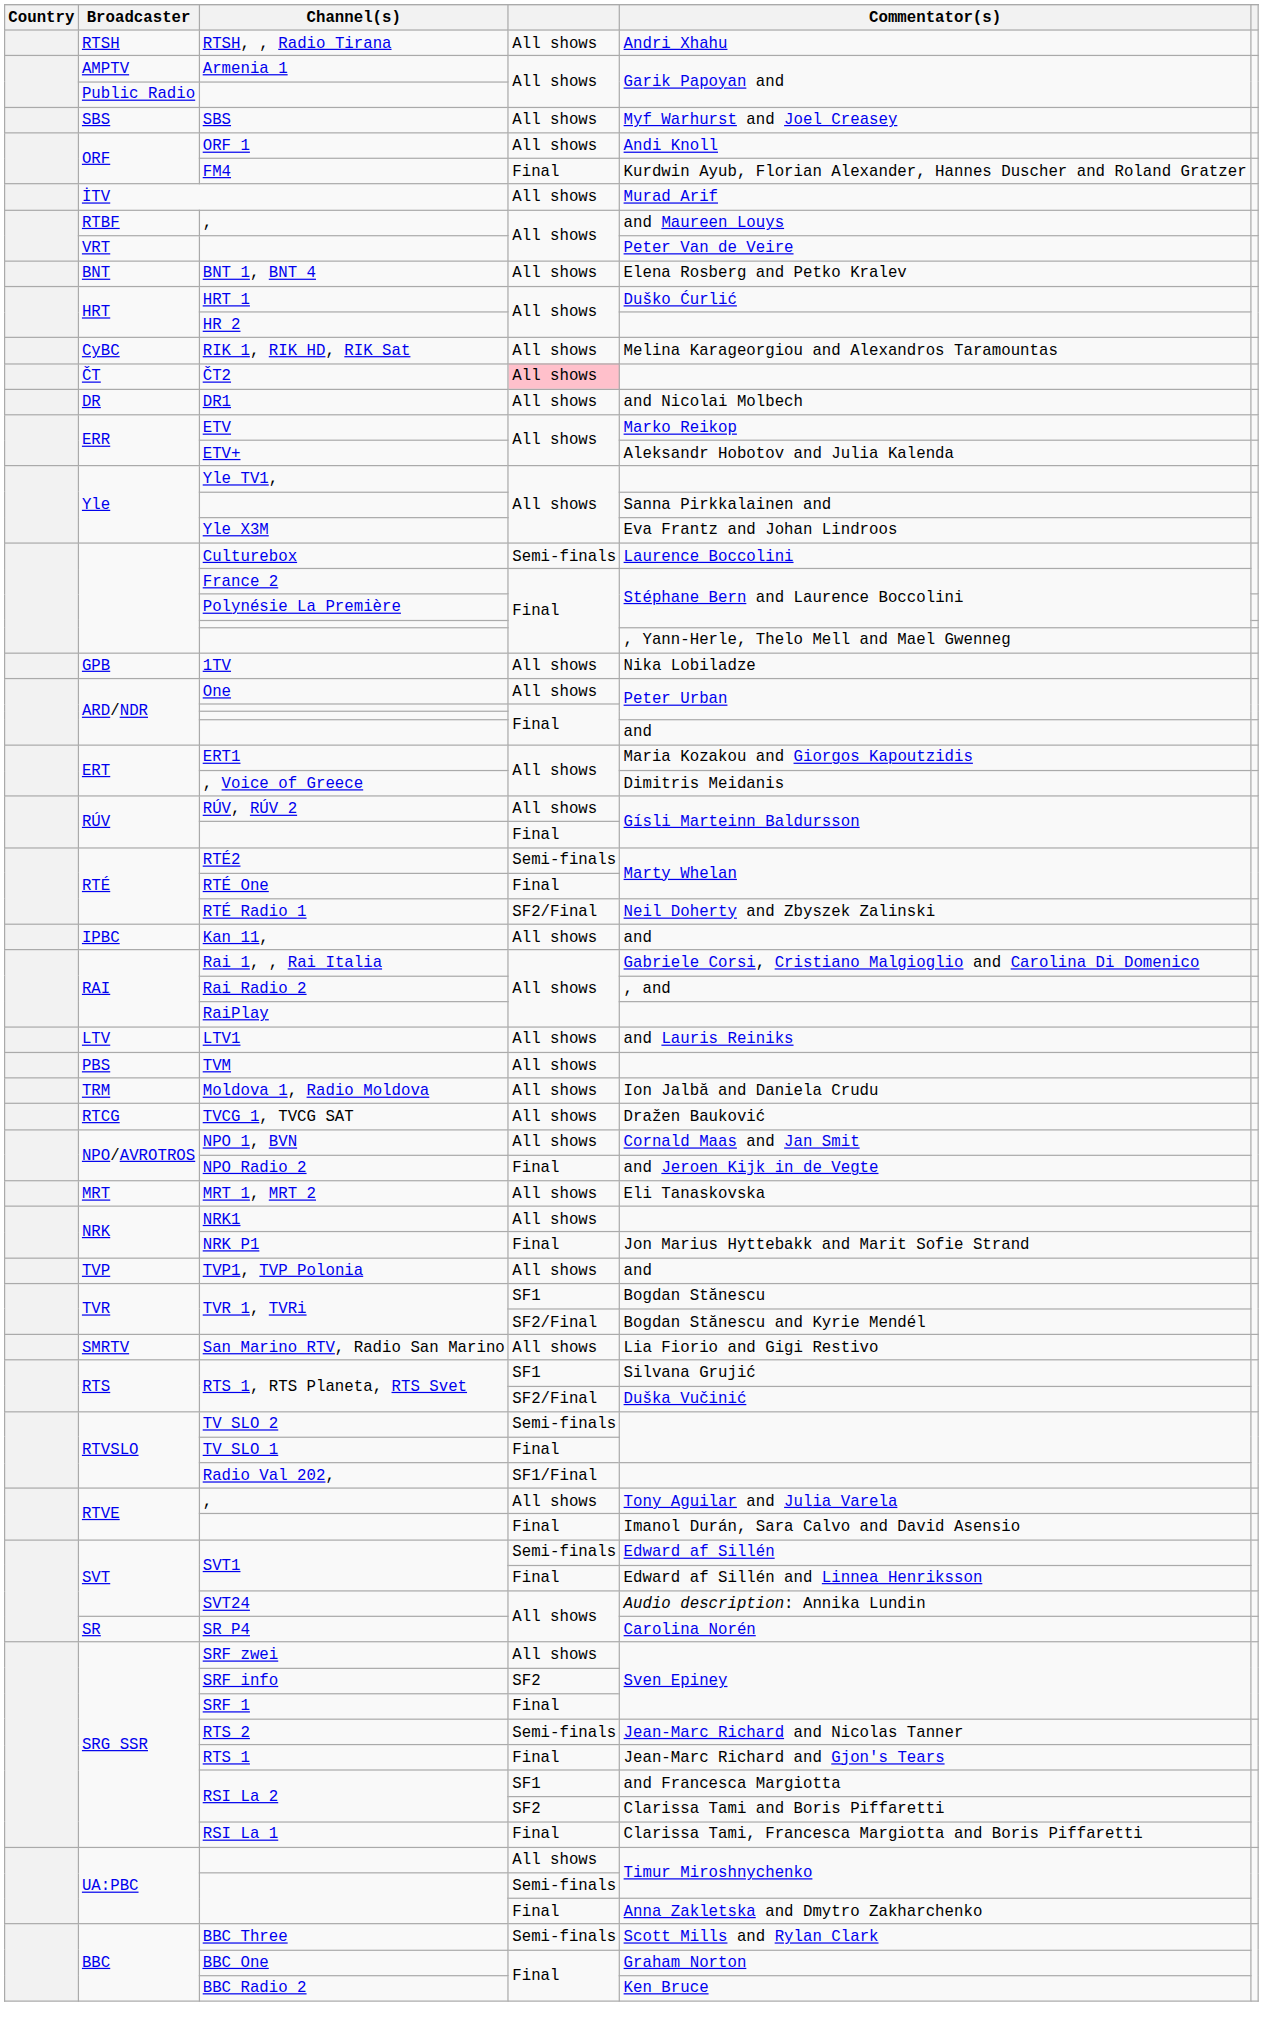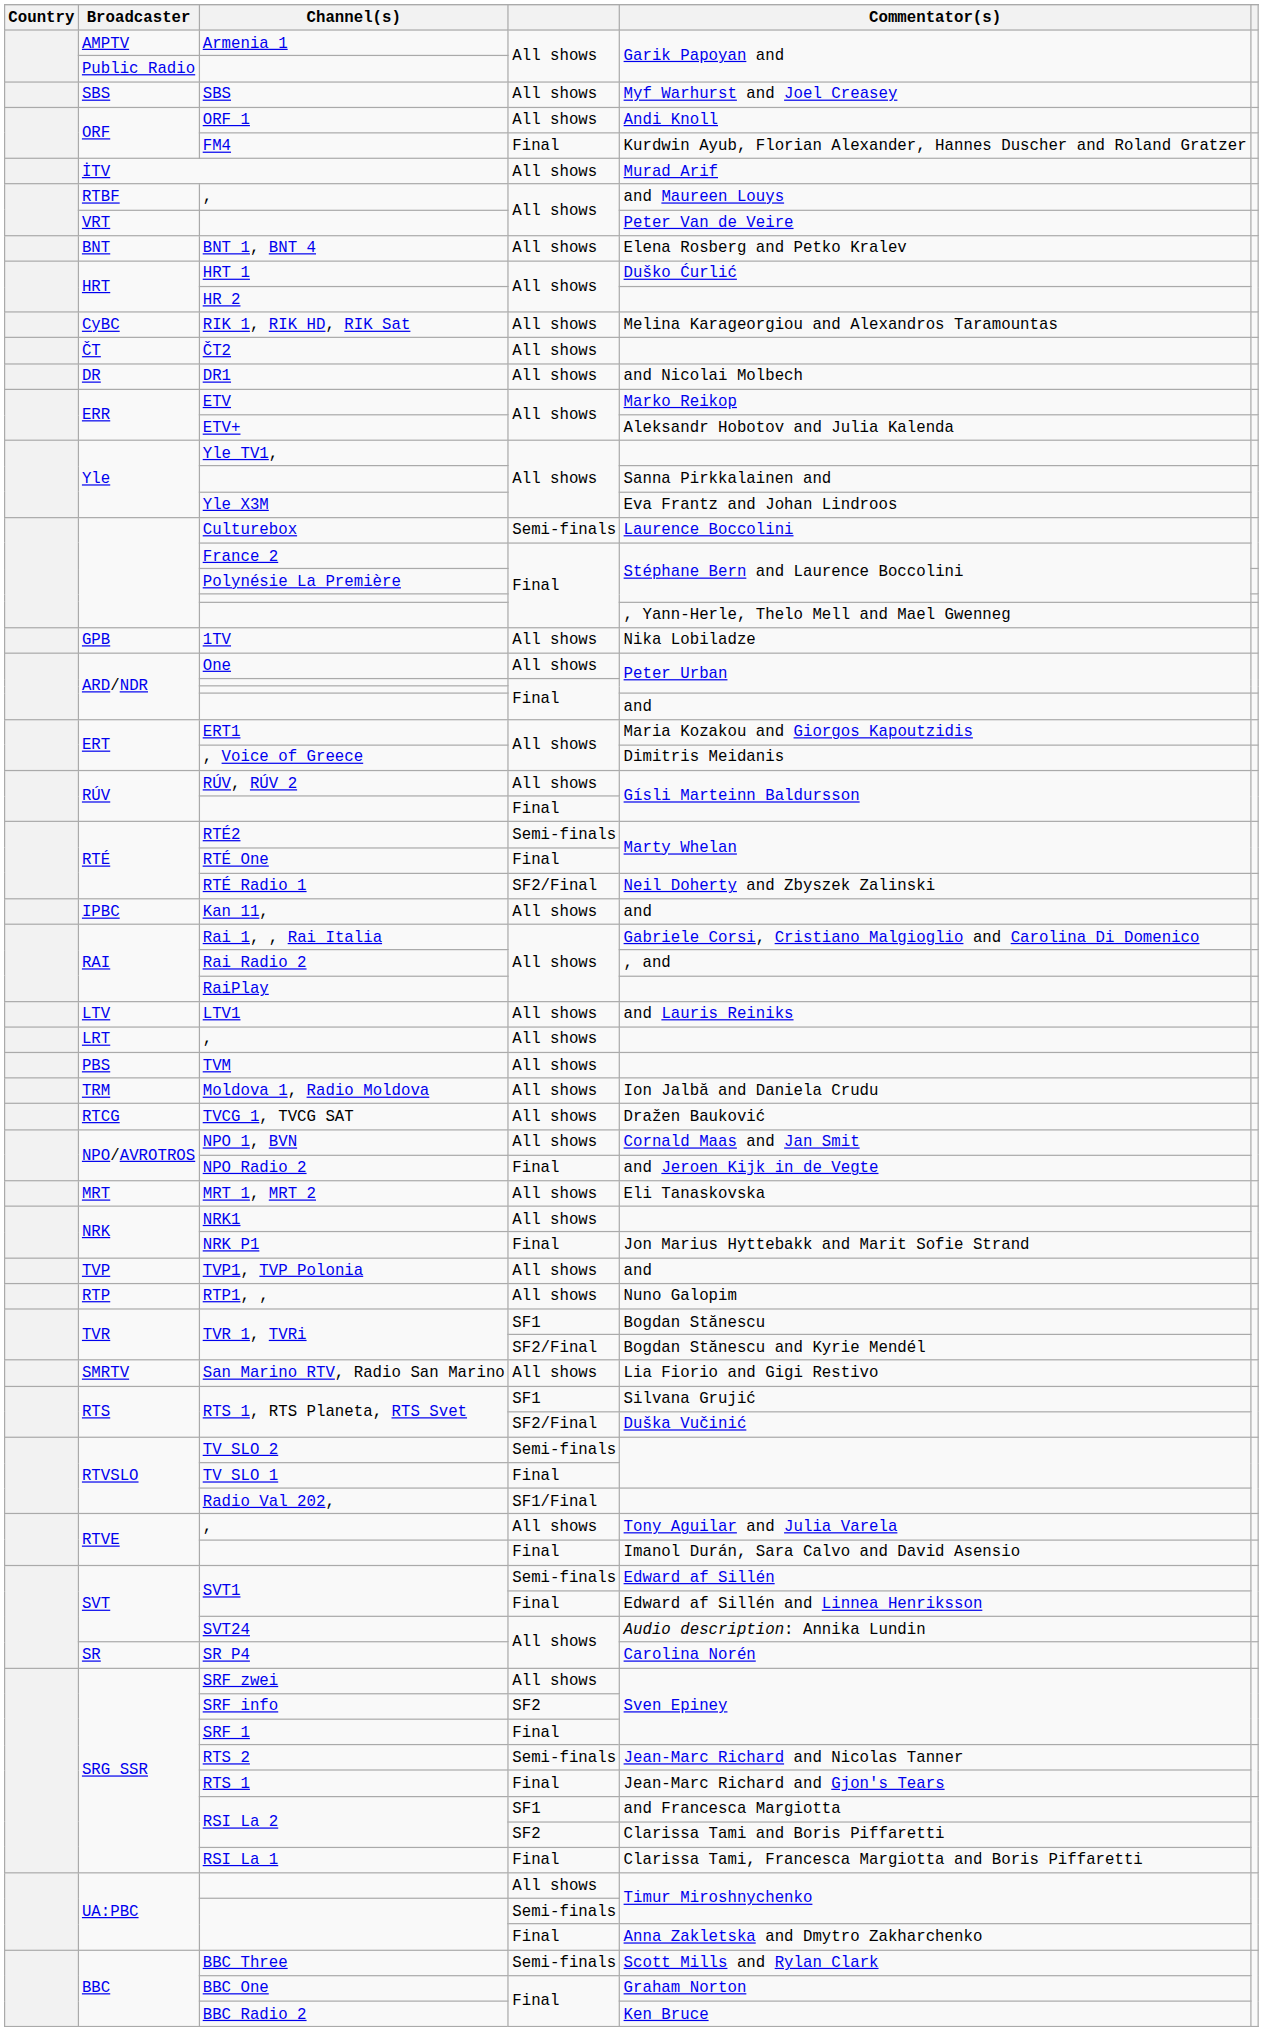- row: (101, 43)
(555, 376) pink background -> (555, 351) no background
+ row: (96, 1040)
+ row: (96, 1296)
